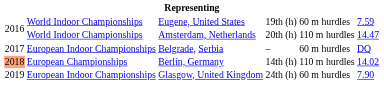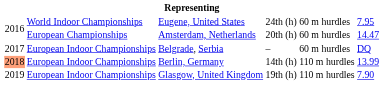(281, 21) 19th (h) -> (281, 21) 24th (h)
(366, 21) 7.59 -> (366, 21) 7.95
(85, 35) World Indoor Championships -> (77, 35) European Championships
(327, 35) 110 m hurdles -> (325, 35) 60 m hurdles
(77, 62) European Championships -> (91, 62) European Indoor Championships
(368, 62) 14.02 -> (368, 62) 13.99
(281, 75) 24th (h) -> (281, 75) 19th (h)
(325, 75) 60 m hurdles -> (327, 75) 110 m hurdles
